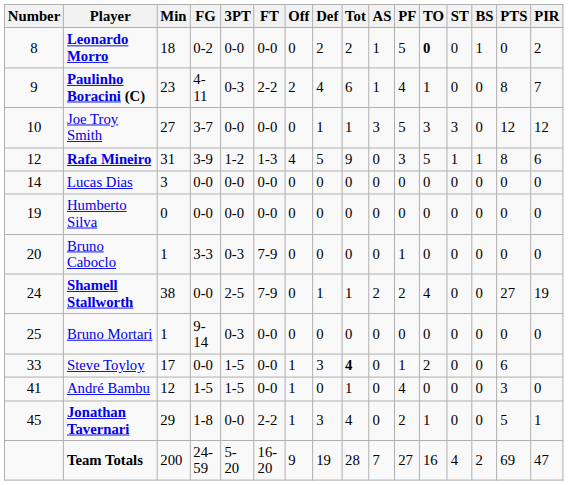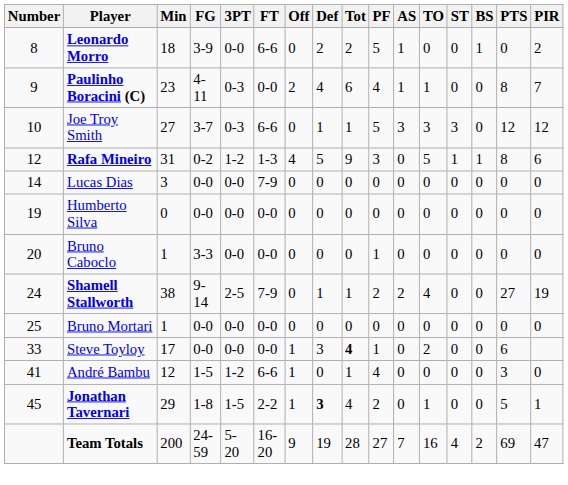columns swapped: (382, 16) <-> (407, 16)
(203, 47) 0-2 -> (203, 47) 3-9
(267, 47) 0-0 -> (267, 47) 6-6
(427, 47) bold -> (427, 47) normal
(267, 87) 2-2 -> (267, 87) 0-0
(234, 127) 0-0 -> (234, 127) 0-3
(267, 127) 0-0 -> (267, 127) 6-6
(203, 159) 3-9 -> (203, 159) 0-2
(267, 182) 0-0 -> (267, 182) 7-9
(234, 254) 0-3 -> (234, 254) 0-0
(267, 254) 7-9 -> (267, 254) 0-0
(203, 294) 0-0 -> (201, 294) 9-14
(201, 333) 9-14 -> (203, 325) 0-0
(234, 333) 0-3 -> (234, 325) 0-0
(234, 365) 1-5 -> (234, 348) 0-0
(234, 388) 1-5 -> (234, 372) 1-2
(267, 388) 0-0 -> (267, 372) 6-6
(234, 420) 0-0 -> (234, 403) 1-5
(320, 420) normal -> (320, 403) bold
